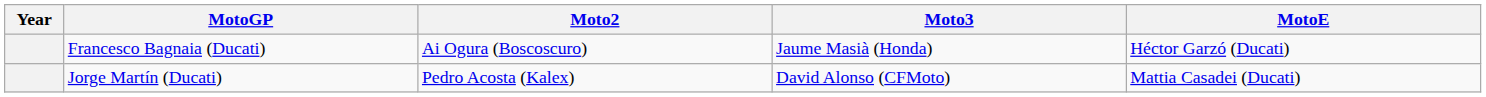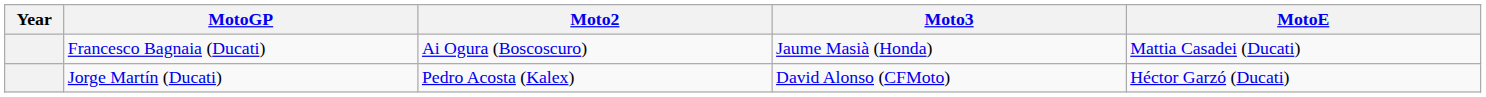(1210, 48) Héctor Garzó (Ducati) -> (1215, 48) Mattia Casadei (Ducati)
(1215, 77) Mattia Casadei (Ducati) -> (1210, 77) Héctor Garzó (Ducati)
